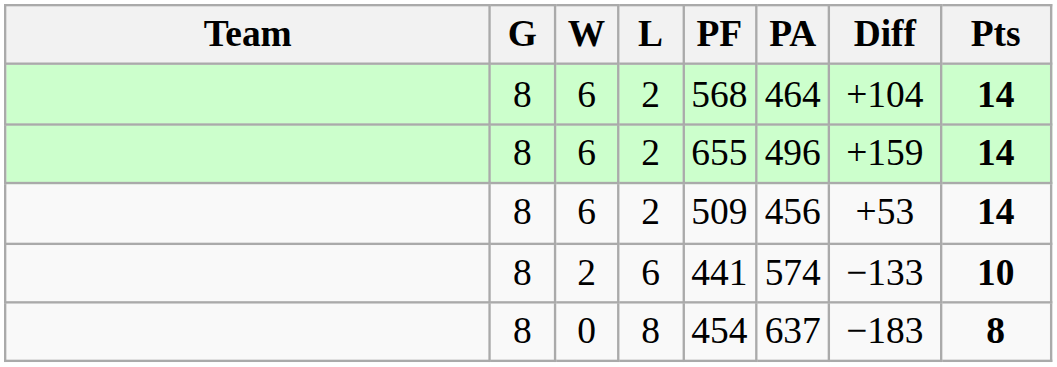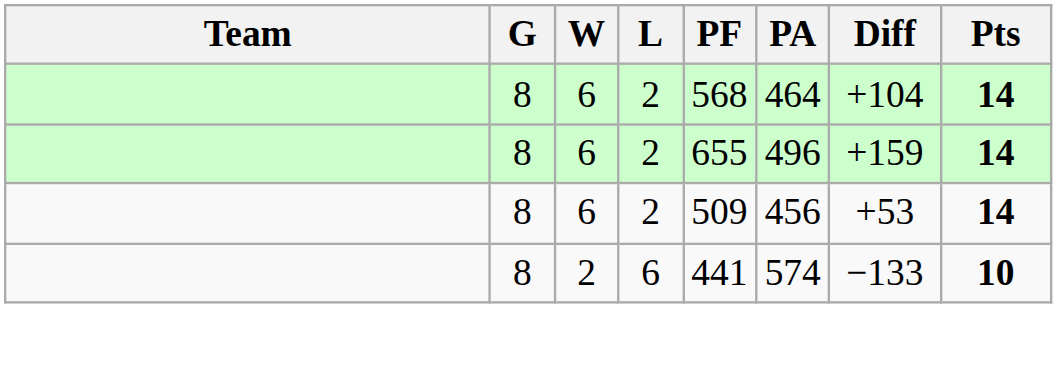- row: (587, 331)
